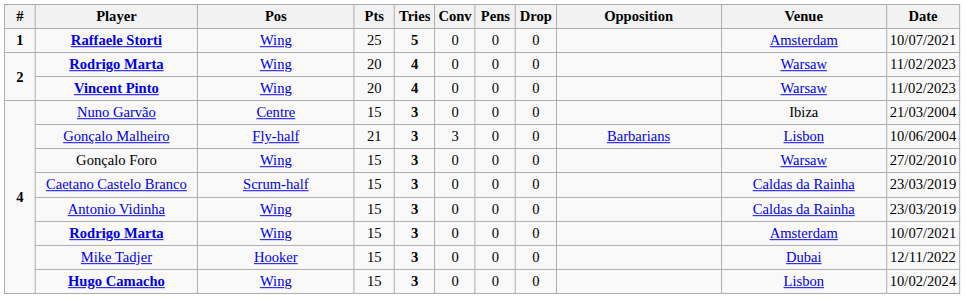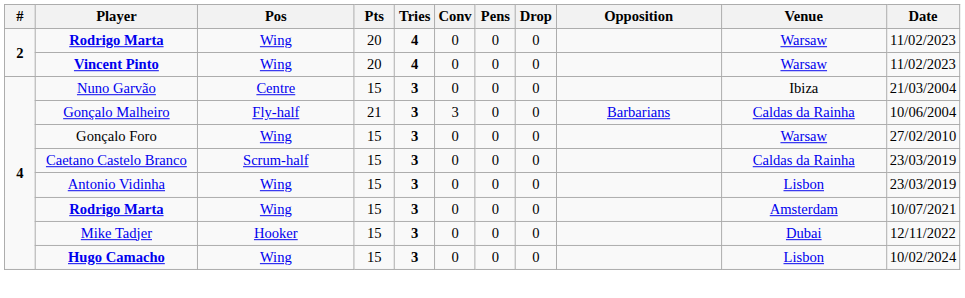- row: (116, 40)
(804, 137) Lisbon -> (804, 112) Caldas da Rainha
(804, 209) Caldas da Rainha -> (804, 185) Lisbon
